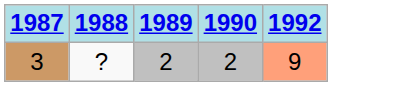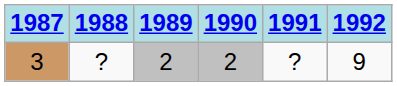+ column: (295, 23)
(295, 61) lightsalmon background -> (359, 61) no background
